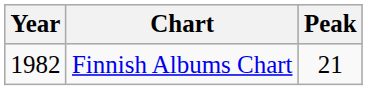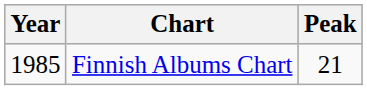(35, 63) 1982 -> (35, 63) 1985
